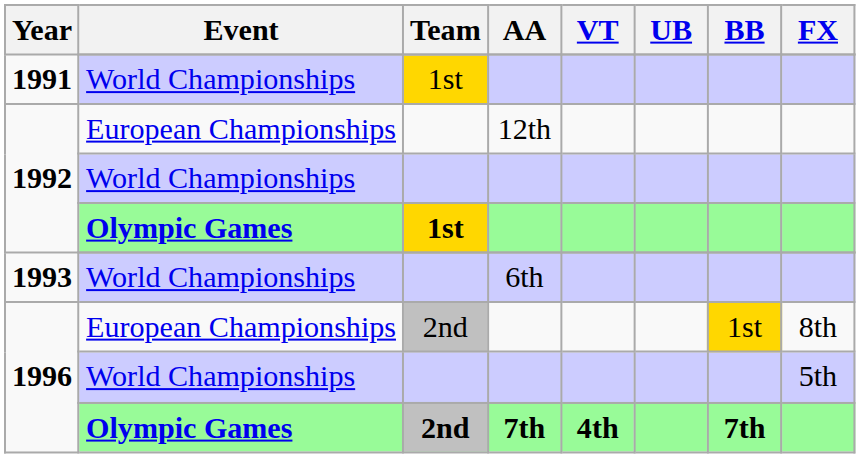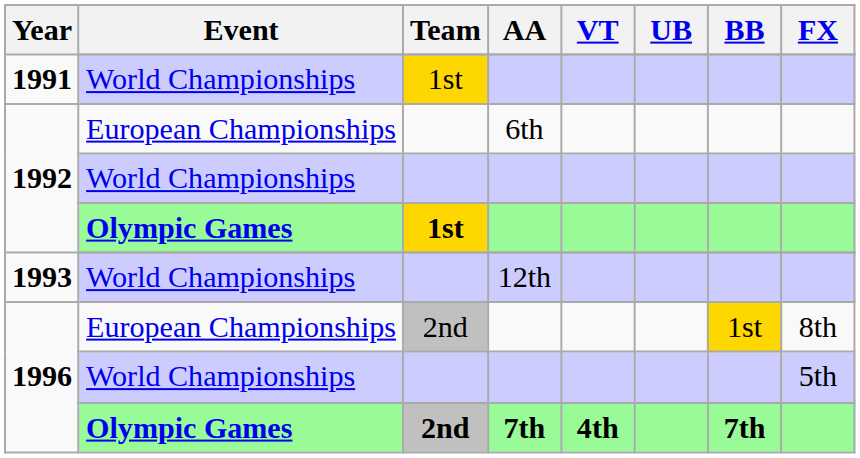(524, 128) 12th -> (524, 128) 6th
(524, 277) 6th -> (524, 277) 12th
